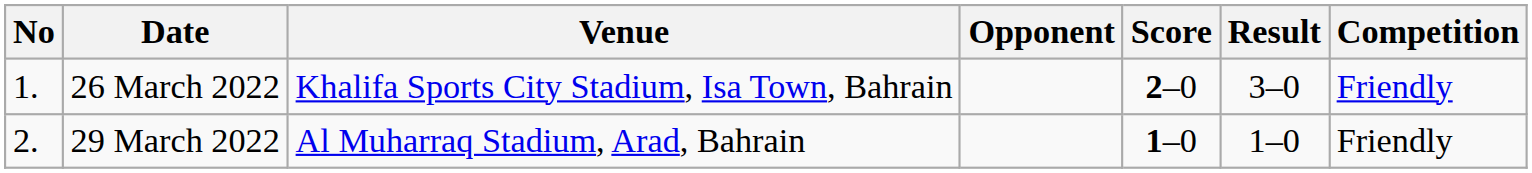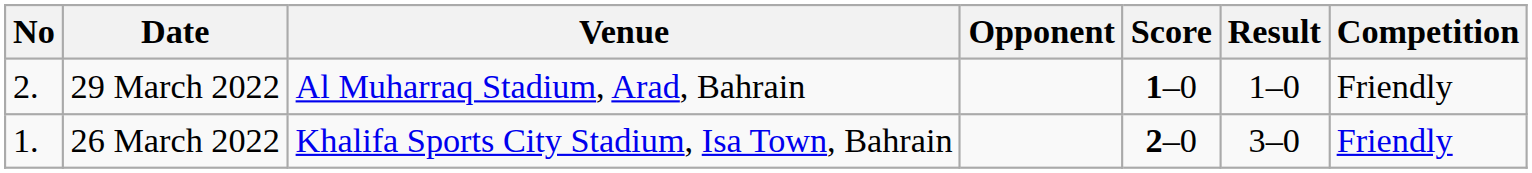rows swapped: (175, 85) <-> (175, 140)
